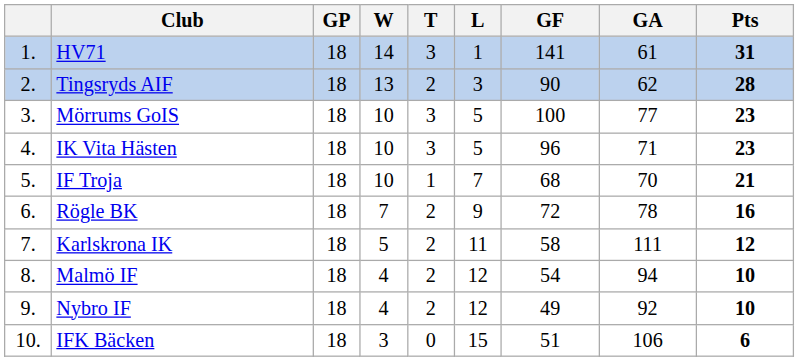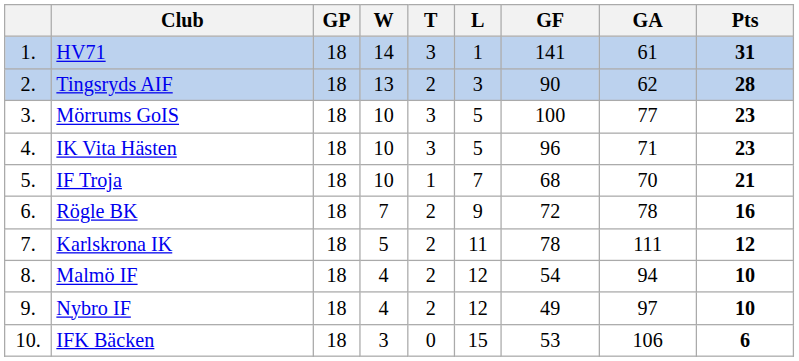(550, 244) 58 -> (550, 244) 78
(648, 308) 92 -> (648, 308) 97
(550, 340) 51 -> (550, 340) 53
